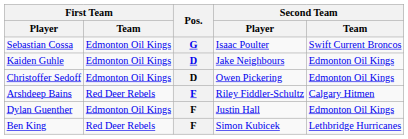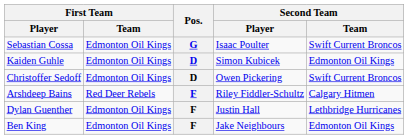(250, 61) Jake Neighbours -> (248, 61) Simon Kubicek
(351, 77) Edmonton Oil Kings -> (355, 77) Swift Current Broncos
(351, 110) Edmonton Oil Kings -> (355, 110) Lethbridge Hurricanes
(121, 126) Red Deer Rebels -> (128, 126) Edmonton Oil Kings
(248, 126) Simon Kubicek -> (250, 126) Jake Neighbours
(355, 126) Lethbridge Hurricanes -> (351, 126) Edmonton Oil Kings
